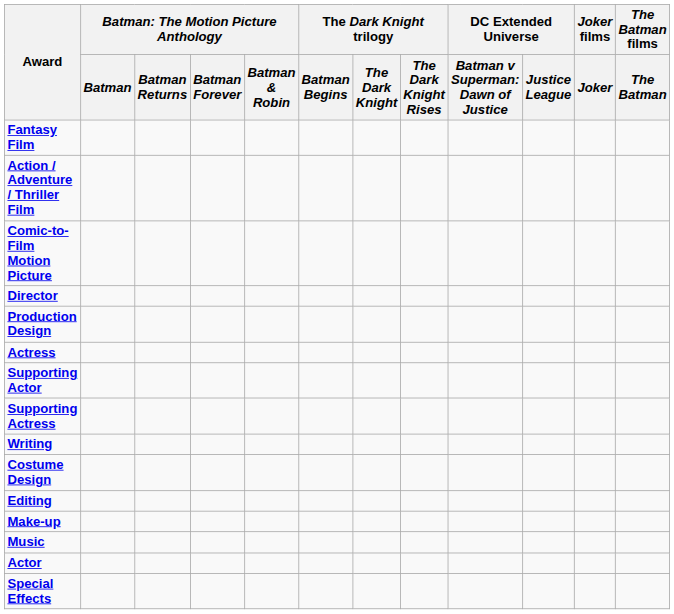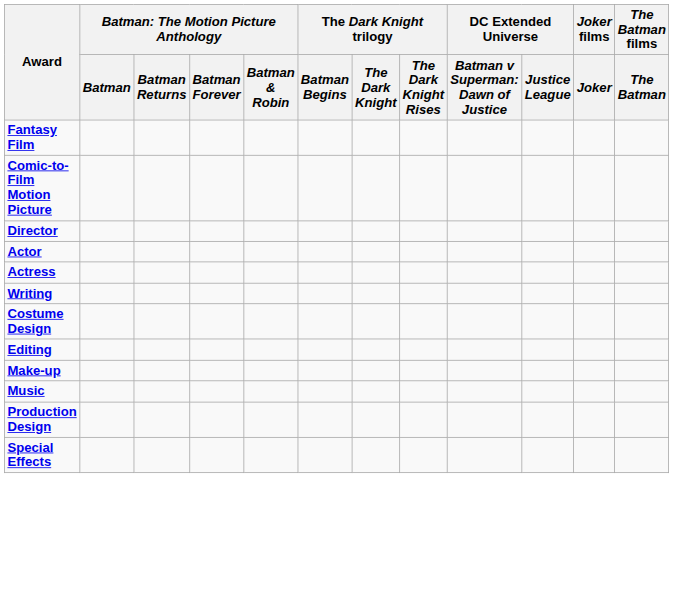- row: (40, 188)
rows swapped: (25, 563) <-> (42, 324)
- row: (42, 380)
- row: (42, 416)
